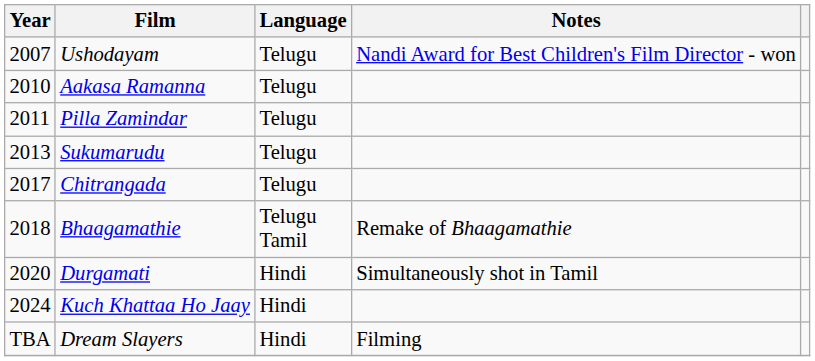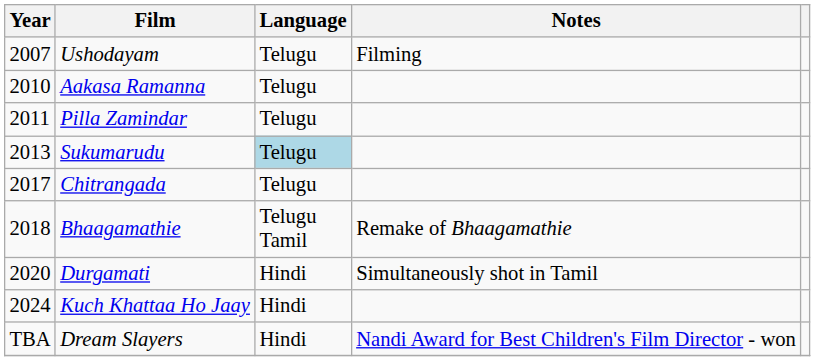(576, 53) Nandi Award for Best Children's Film Director - won -> (389, 53) Filming
(288, 151) no background -> (288, 151) lightblue background
(389, 338) Filming -> (576, 338) Nandi Award for Best Children's Film Director - won
